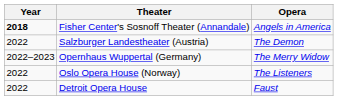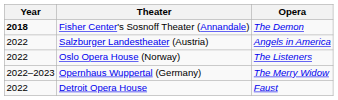(292, 27) Angels in America -> (279, 27) The Demon
(279, 42) The Demon -> (292, 42) Angels in America
rows swapped: (130, 57) <-> (120, 73)
